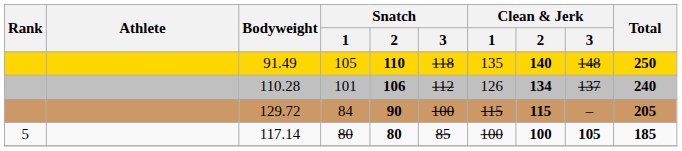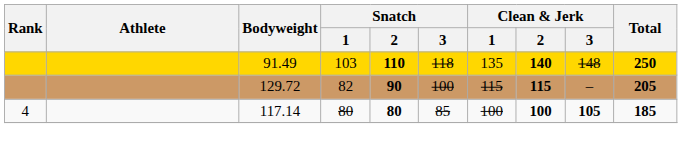(345, 63) 105 -> (346, 63) 103
- row: (280, 87)
(345, 110) 84 -> (346, 87) 82
(25, 134) 5 -> (25, 110) 4
